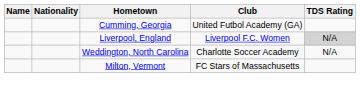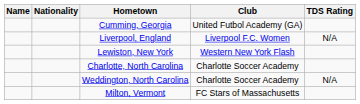(330, 39) lightgrey background -> (330, 39) no background
+ row: (135, 52)
+ row: (135, 66)
